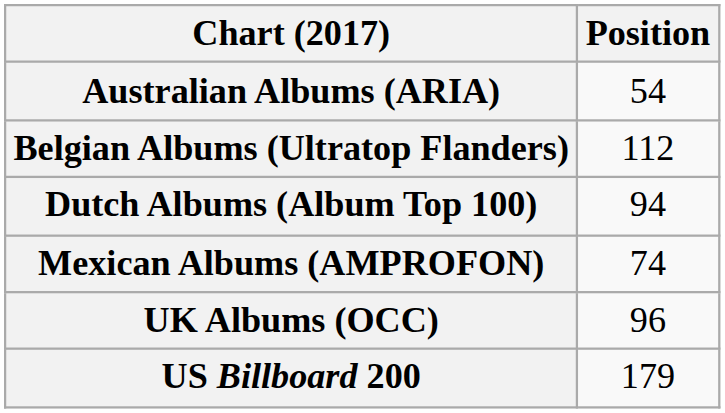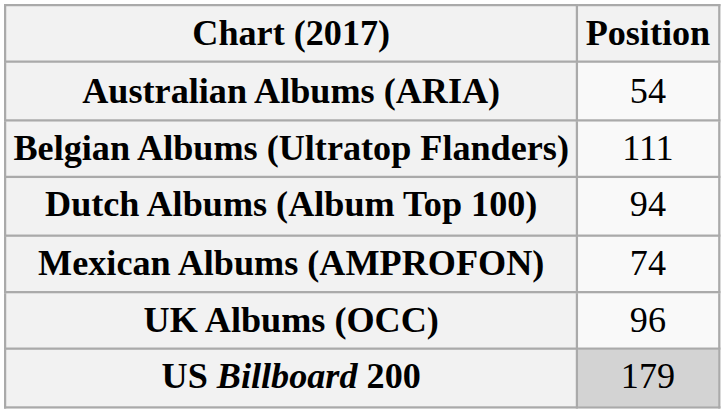(648, 147) 112 -> (648, 147) 111
(648, 377) no background -> (648, 377) lightgrey background
